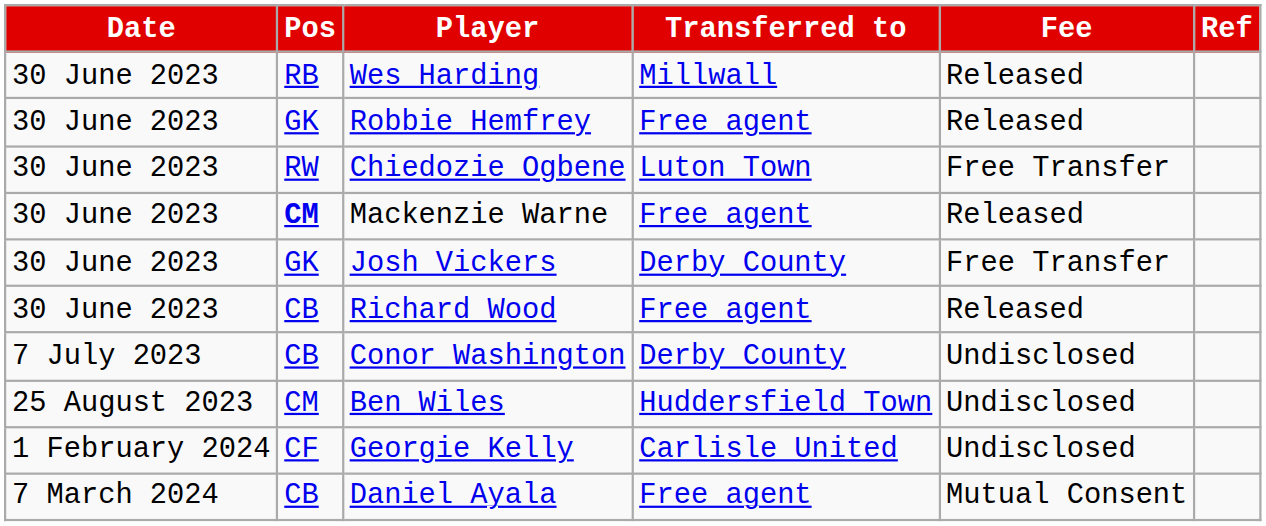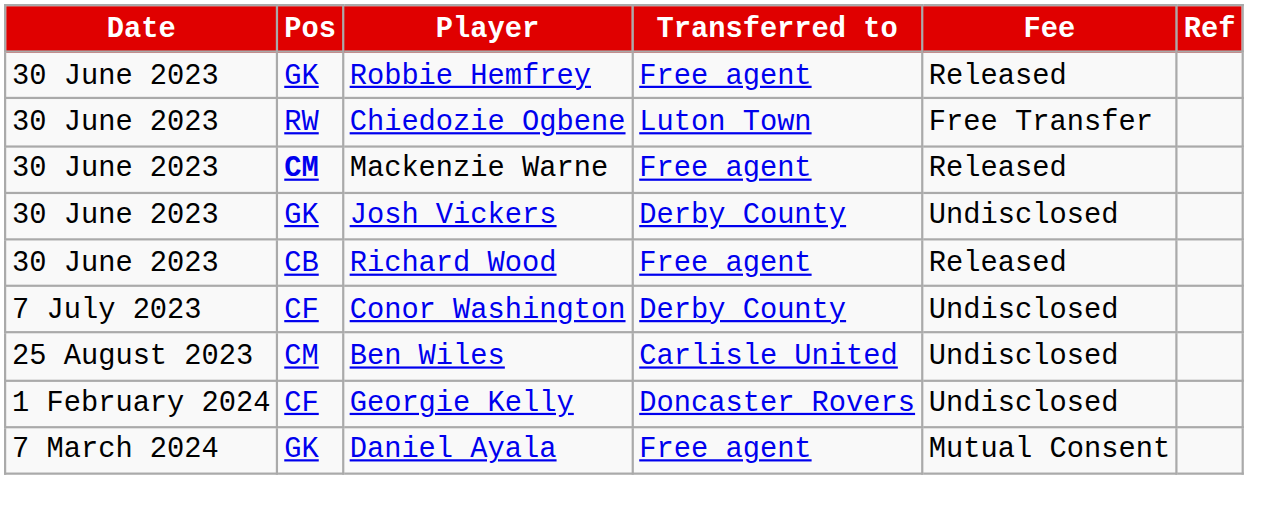- row: (444, 75)
(1058, 263) Free Transfer -> (1024, 216) Undisclosed
(302, 356) CB -> (302, 309) CF
(786, 403) Huddersfield Town -> (769, 356) Carlisle United
(769, 450) Carlisle United -> (777, 403) Doncaster Rovers
(302, 497) CB -> (302, 450) GK
